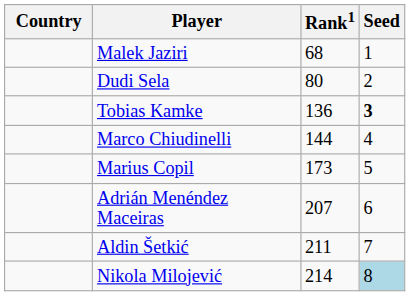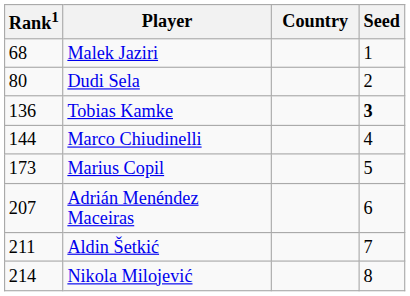columns swapped: (49, 21) <-> (330, 21)
(368, 275) lightblue background -> (368, 275) no background
